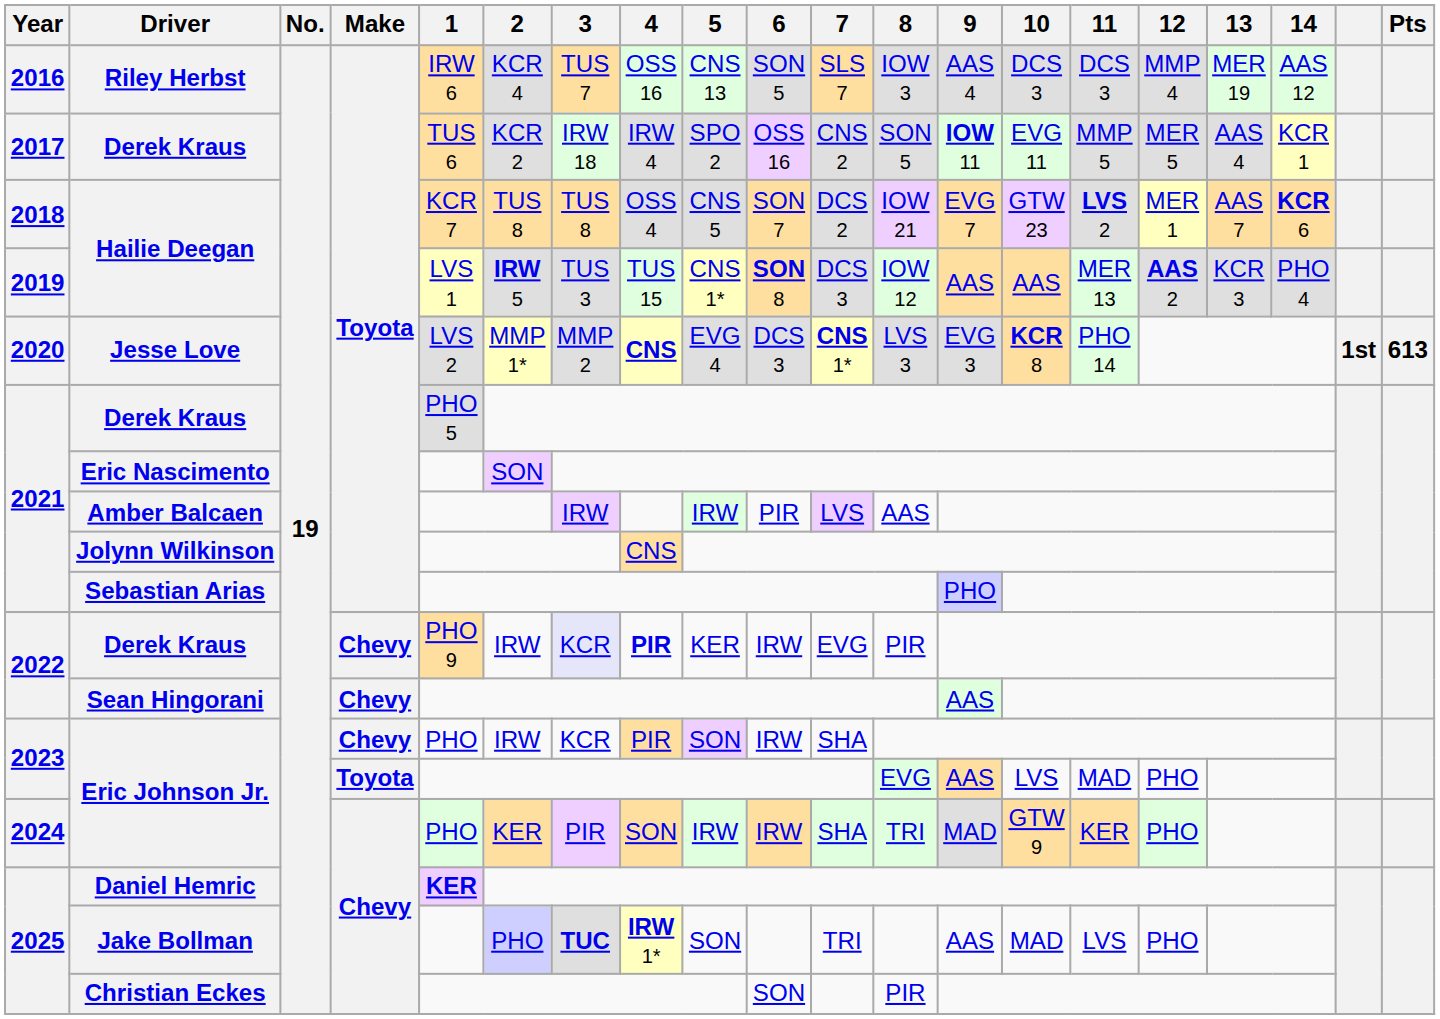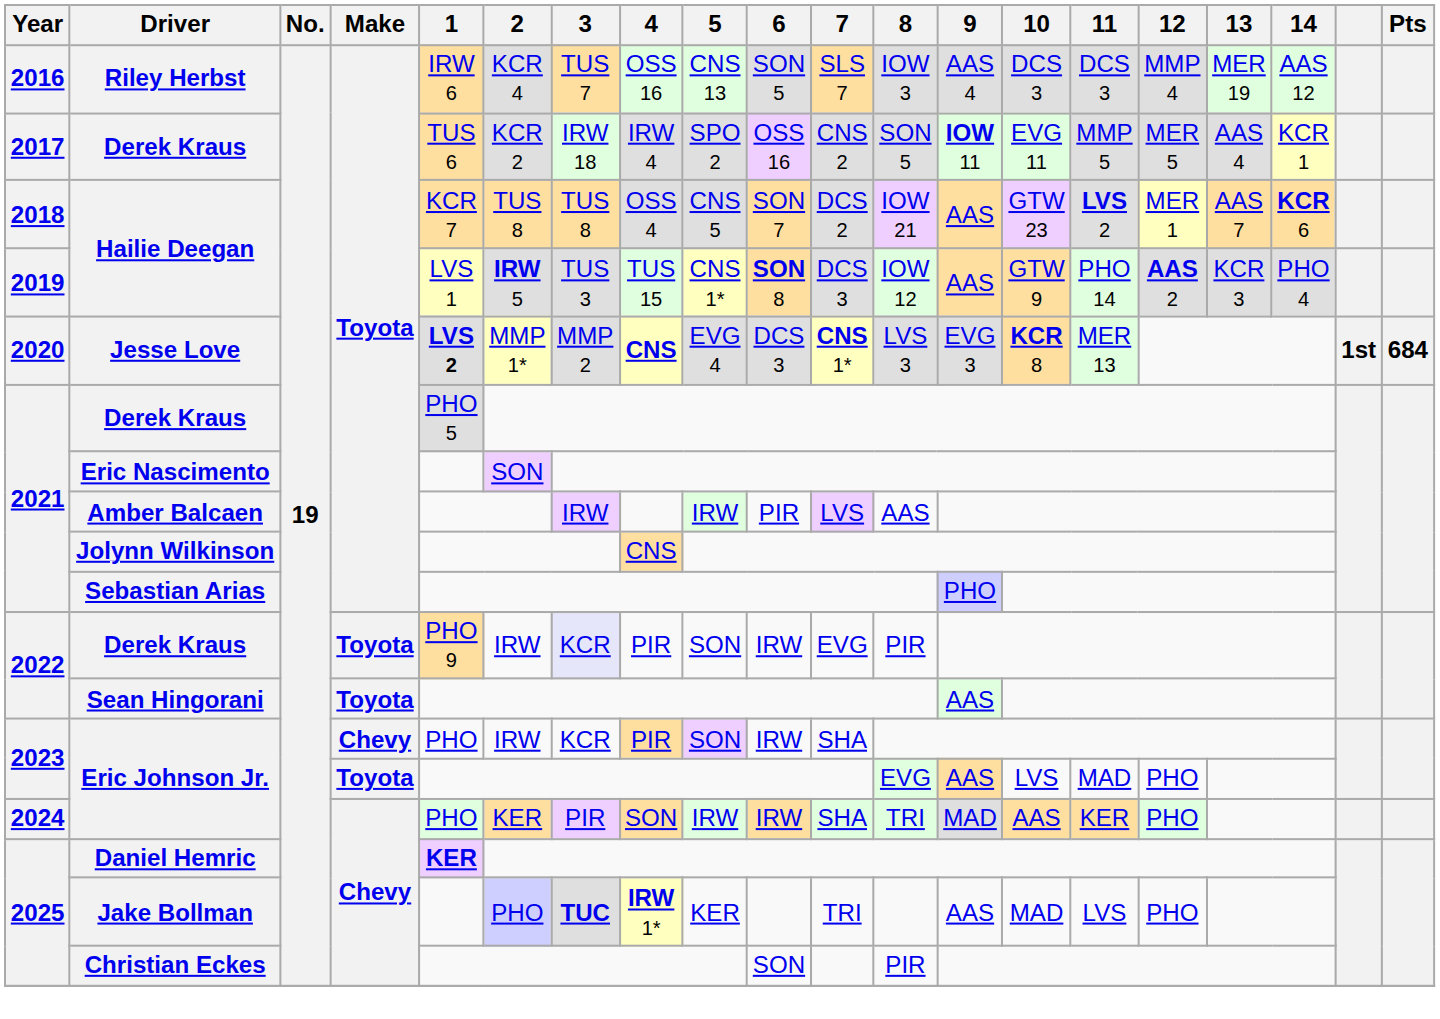(970, 214) EVG 7 -> (970, 215) AAS
(1037, 282) AAS -> (1037, 281) GTW 9
(1104, 281) MER 13 -> (1104, 281) PHO 14
(451, 349) normal -> (451, 350) bold
(1104, 349) PHO 14 -> (1104, 349) MER 13
(1408, 350) 613 -> (1408, 350) 684
(375, 645) Chevy -> (375, 645) Toyota
(651, 645) bold -> (651, 645) normal
(715, 645) KER -> (715, 645) SON
(375, 699) Chevy -> (375, 699) Toyota
(1037, 831) GTW 9 -> (1037, 818) AAS
(715, 940) SON -> (715, 912) KER
